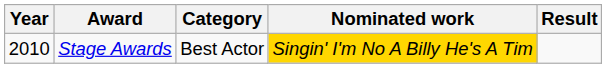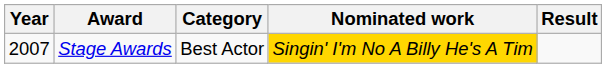(29, 48) 2010 -> (29, 48) 2007
